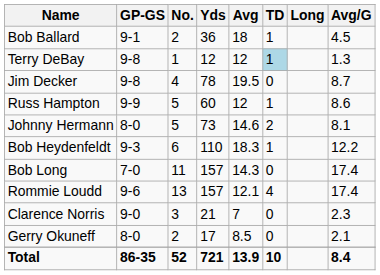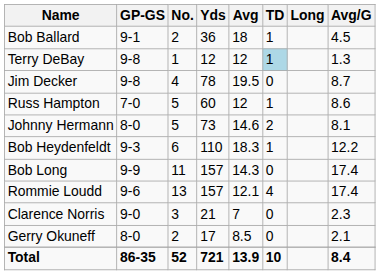(130, 103) 9-9 -> (130, 103) 7-0
(130, 170) 7-0 -> (130, 170) 9-9
